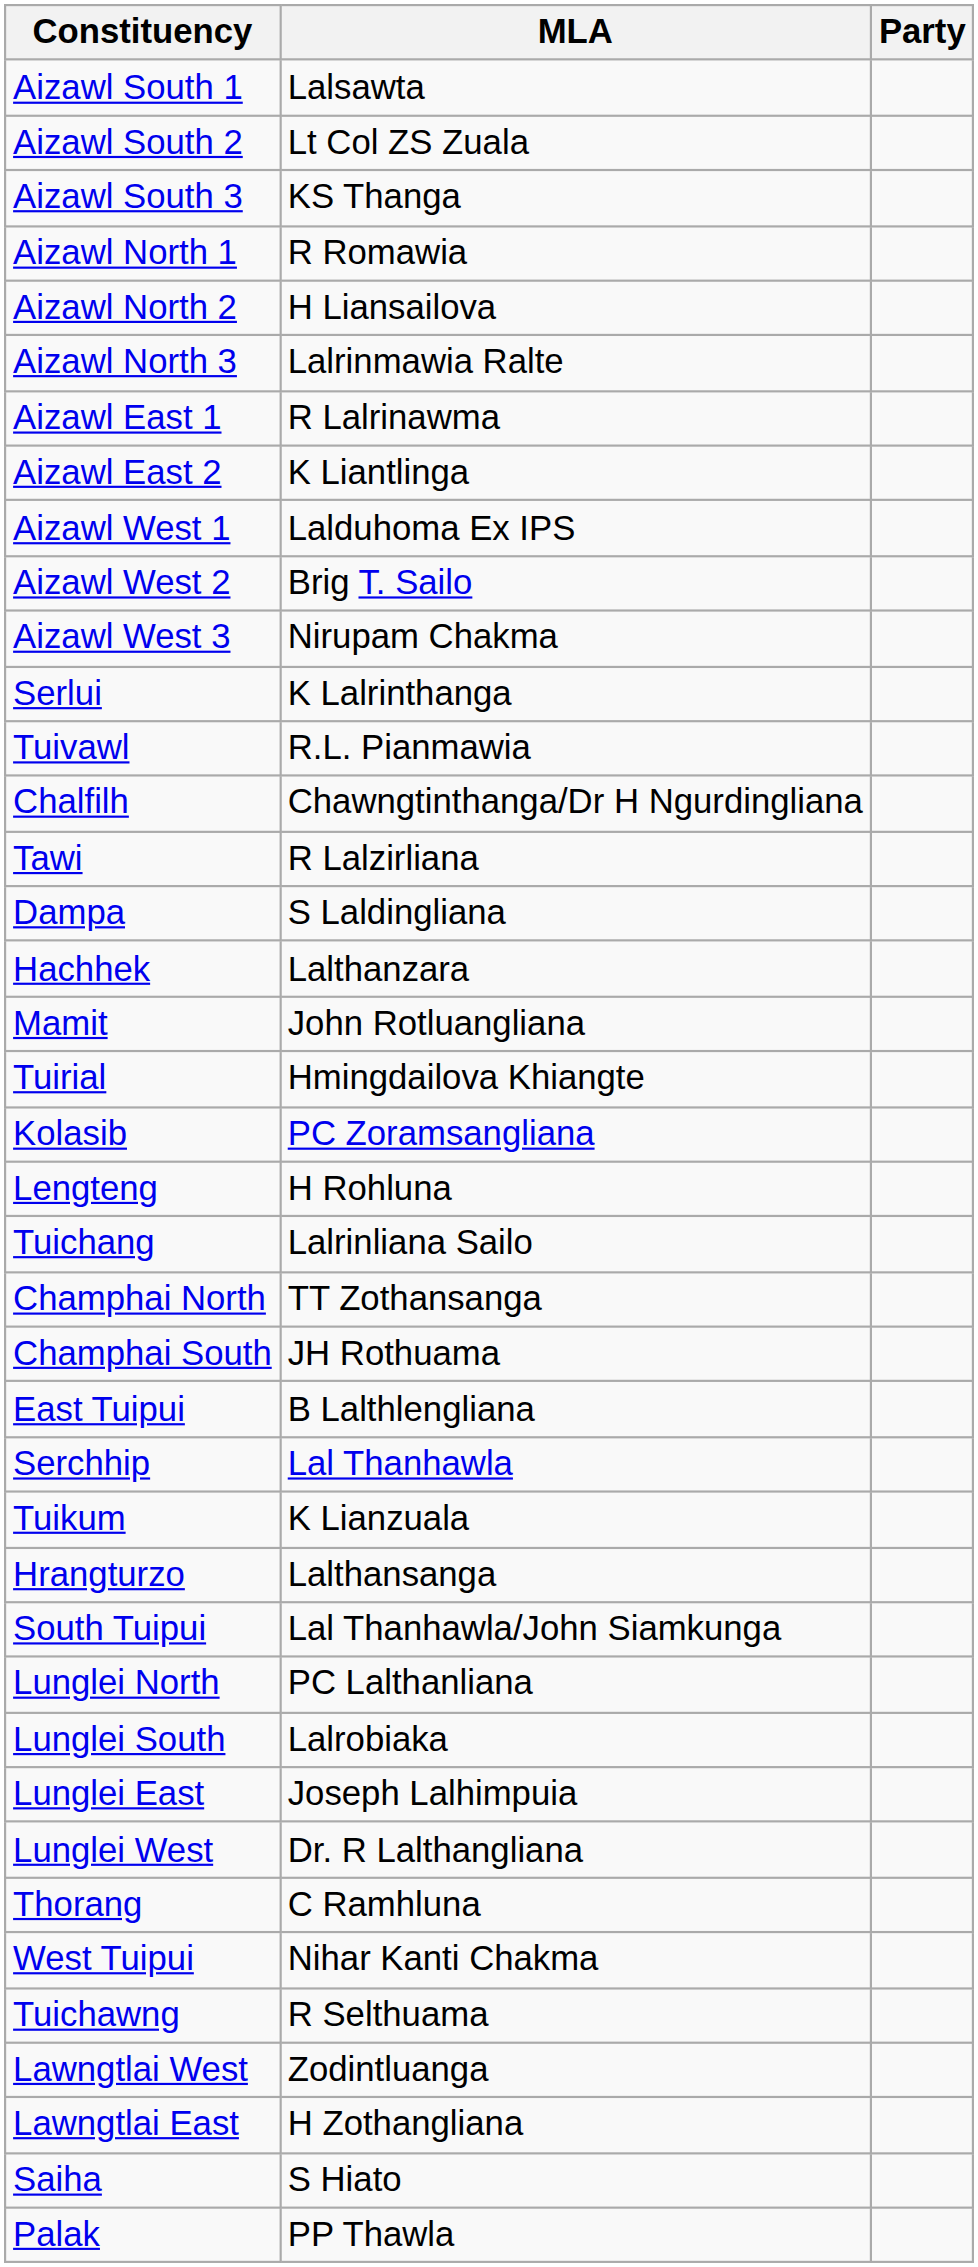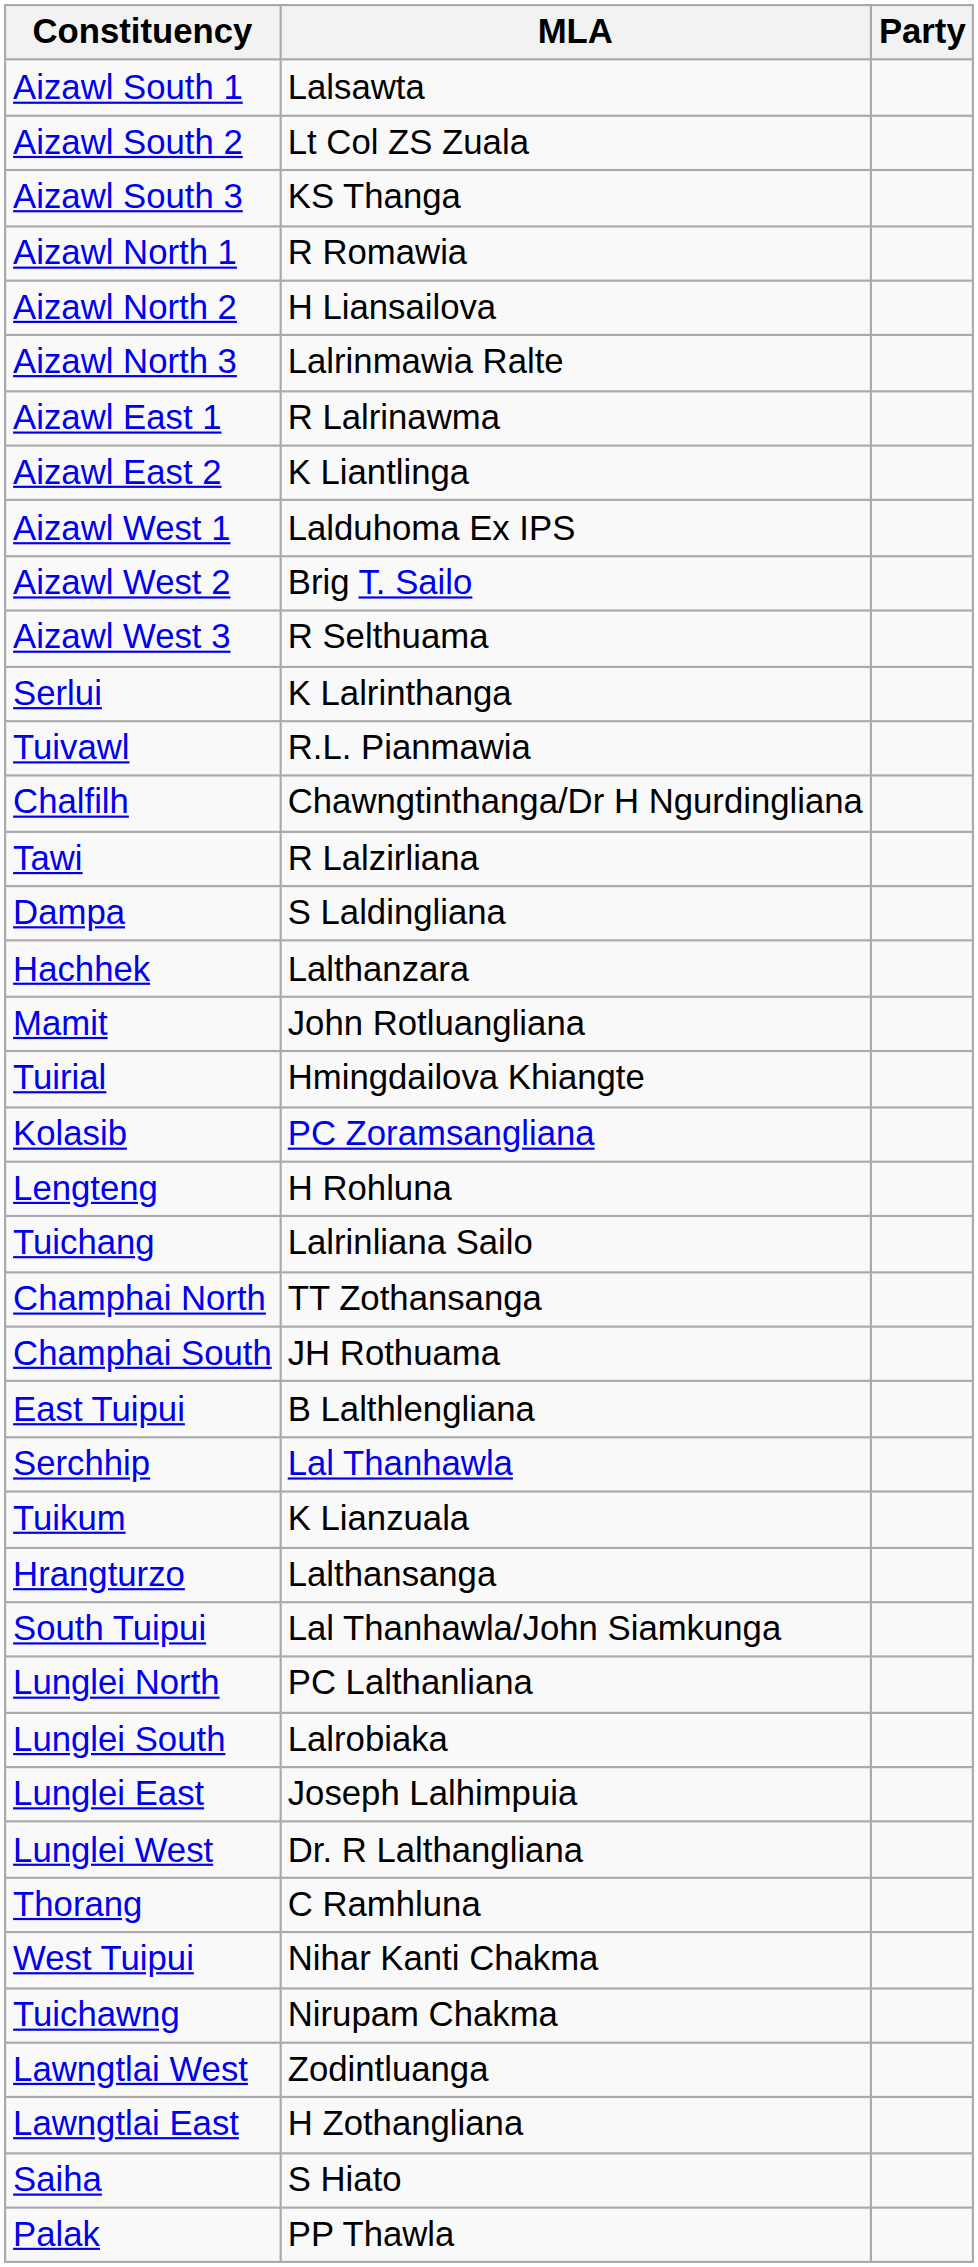(423, 637) Nirupam Chakma -> (388, 637) R Selthuama
(388, 2014) R Selthuama -> (423, 2014) Nirupam Chakma
